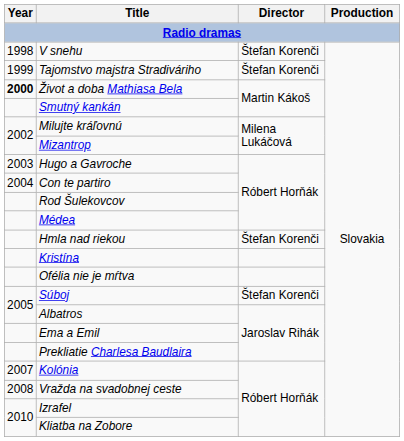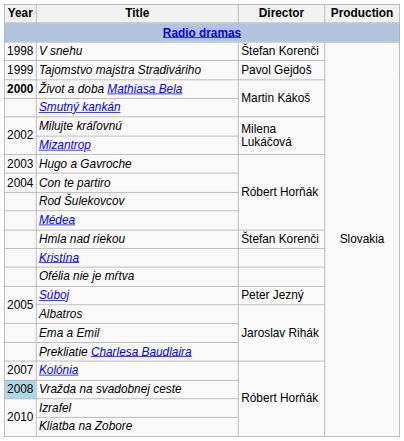(280, 70) Štefan Korenči -> (276, 70) Pavol Gejdoš
(280, 295) Štefan Korenči -> (272, 295) Peter Jezný
(20, 389) no background -> (20, 389) lightblue background
